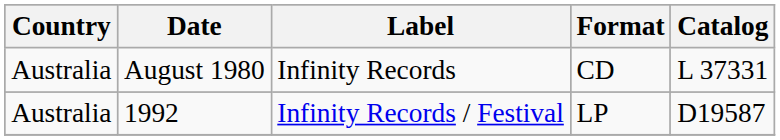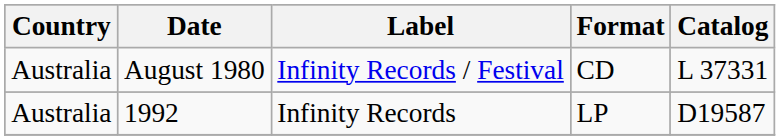(367, 69) Infinity Records -> (421, 69) Infinity Records / Festival
(421, 112) Infinity Records / Festival -> (367, 112) Infinity Records
